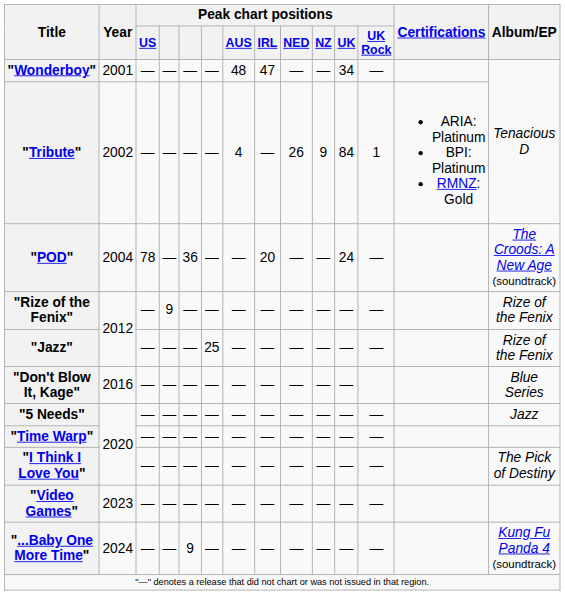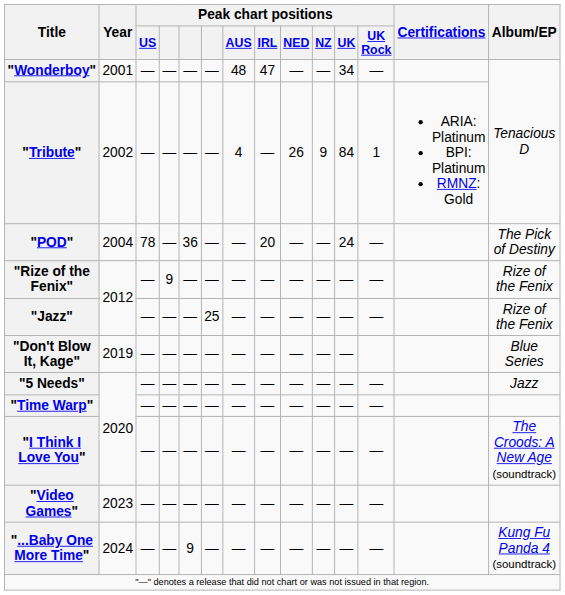(524, 257) The Croods: A New Age (soundtrack) -> (524, 242) The Pick of Destiny
(118, 385) 2016 -> (118, 354) 2019
(524, 466) The Pick of Destiny -> (524, 450) The Croods: A New Age (soundtrack)
